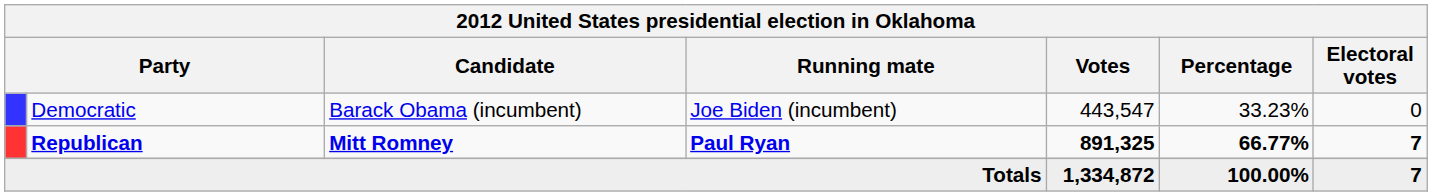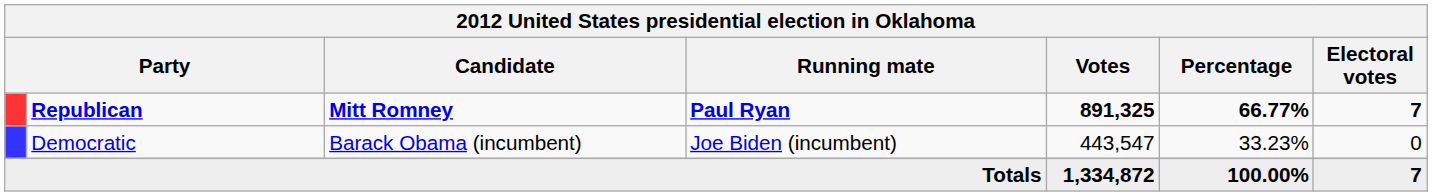rows swapped: (87, 143) <-> (84, 110)
